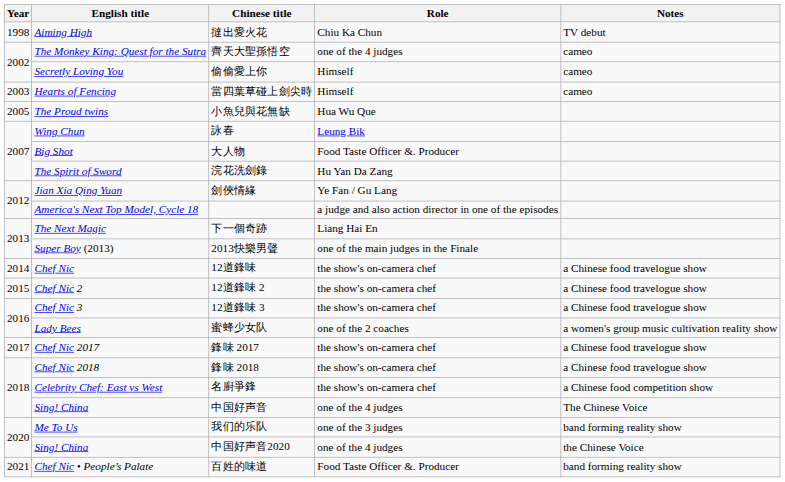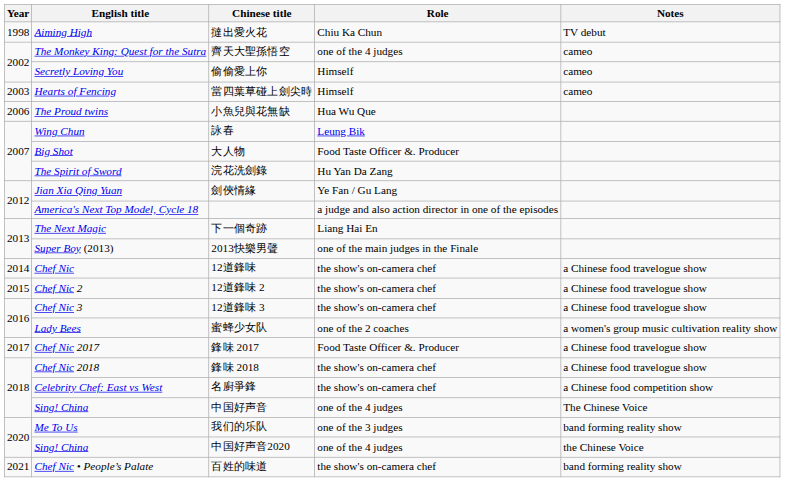(18, 111) 2005 -> (18, 111) 2006
(377, 347) the show's on-camera chef -> (388, 347) Food Taste Officer &. Producer
(388, 467) Food Taste Officer &. Producer -> (377, 467) the show's on-camera chef
